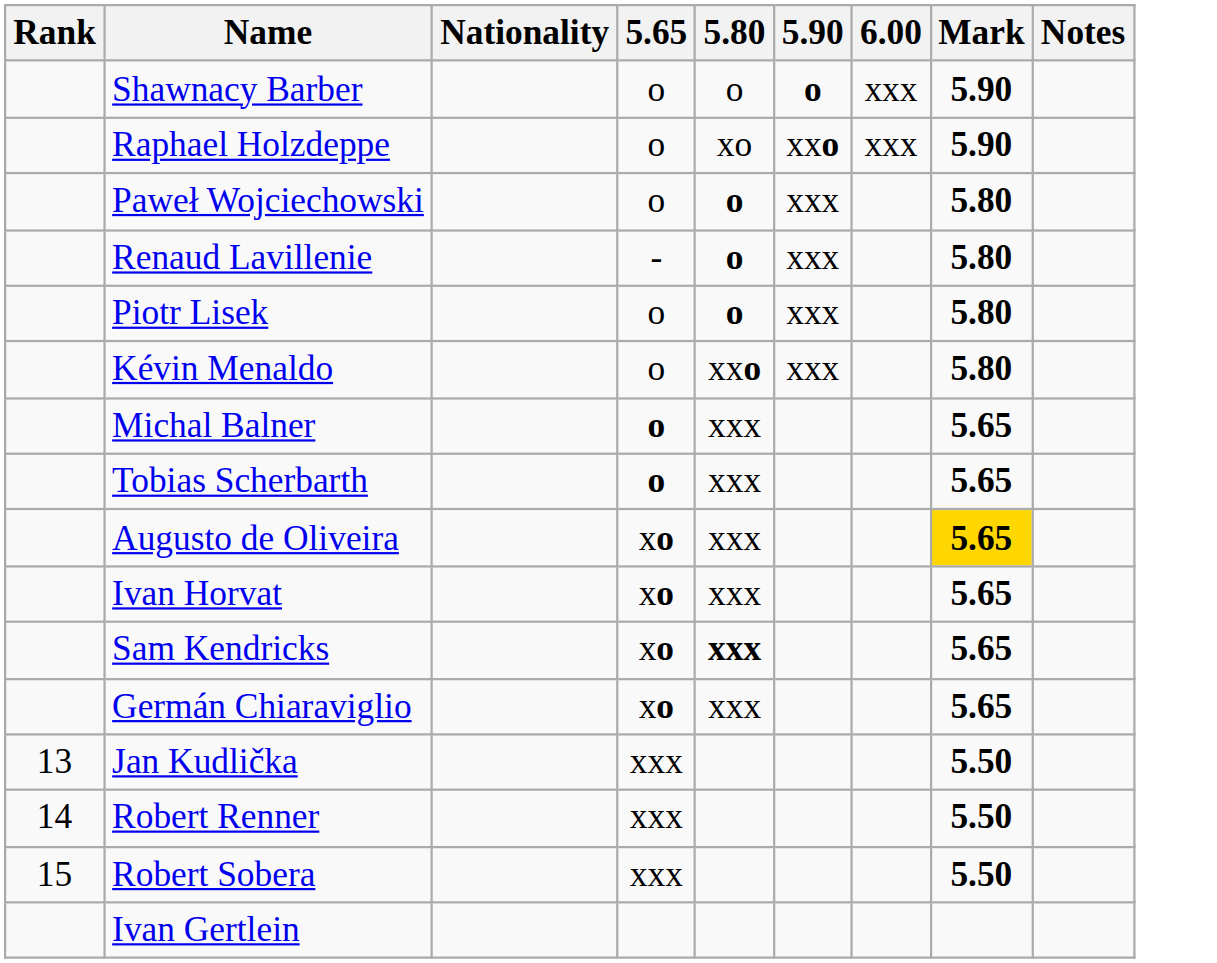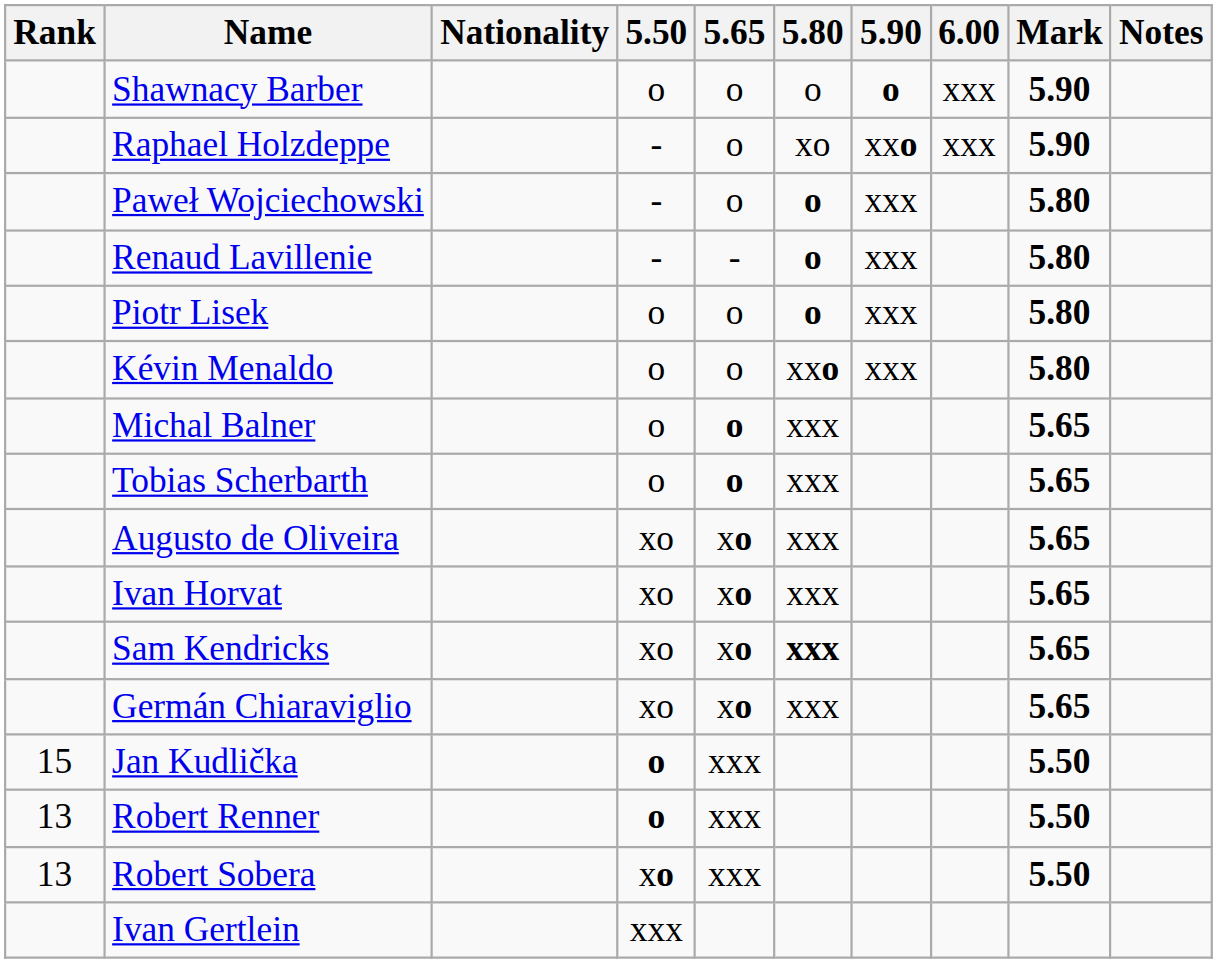+ column: (656, 32)
(981, 537) gold background -> (1060, 537) no background
(55, 761) 13 -> (55, 761) 15
(55, 817) 14 -> (55, 817) 13
(55, 873) 15 -> (55, 873) 13
